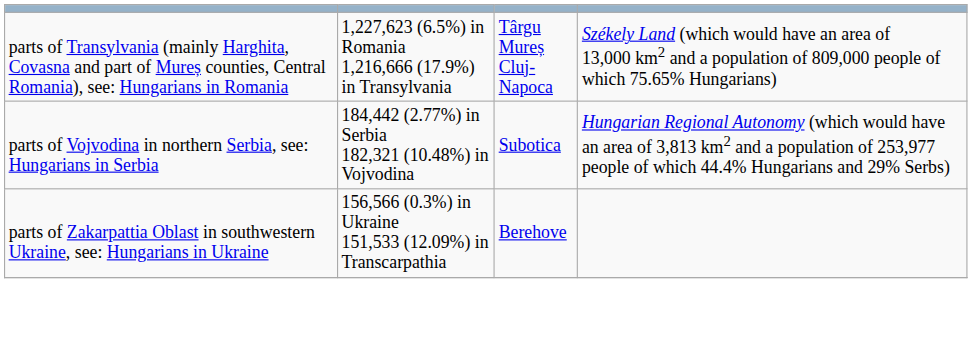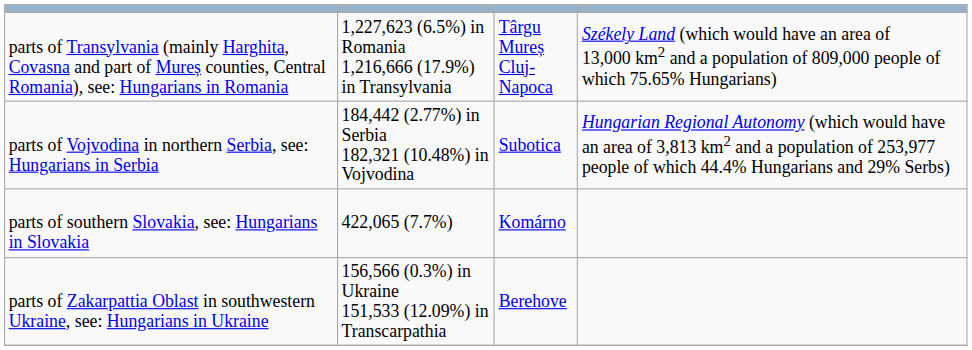+ row: (163, 232)
